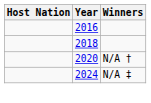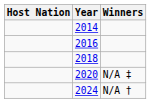+ row: (87, 28)
(117, 59) N/A † -> (117, 75) N/A ‡
(117, 75) N/A ‡ -> (117, 91) N/A †
